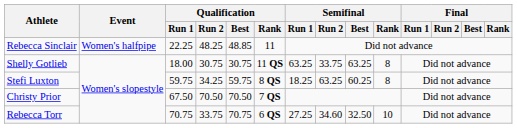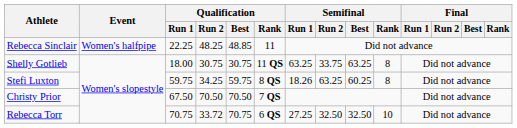(301, 80) 18.25 -> (301, 80) 18.26
(211, 115) 33.75 -> (211, 115) 33.72
(331, 115) 34.60 -> (331, 115) 32.50
